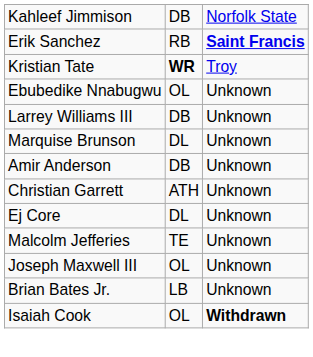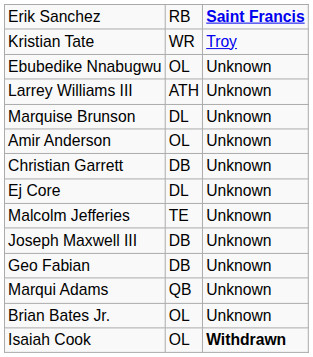- row: (70, 16)
(182, 66) bold -> (182, 41) normal
(180, 116) DB -> (184, 91) ATH
(180, 166) DB -> (179, 141) OL
(184, 191) ATH -> (180, 166) DB
(179, 265) OL -> (180, 240) DB
+ row: (49, 265)
+ row: (58, 290)
(178, 290) LB -> (179, 315) OL
